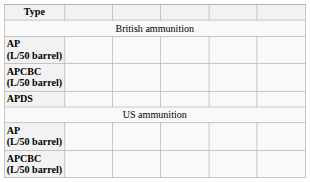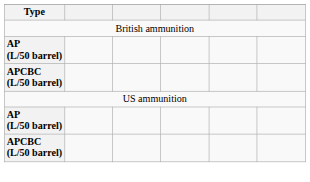- row: (20, 99)
